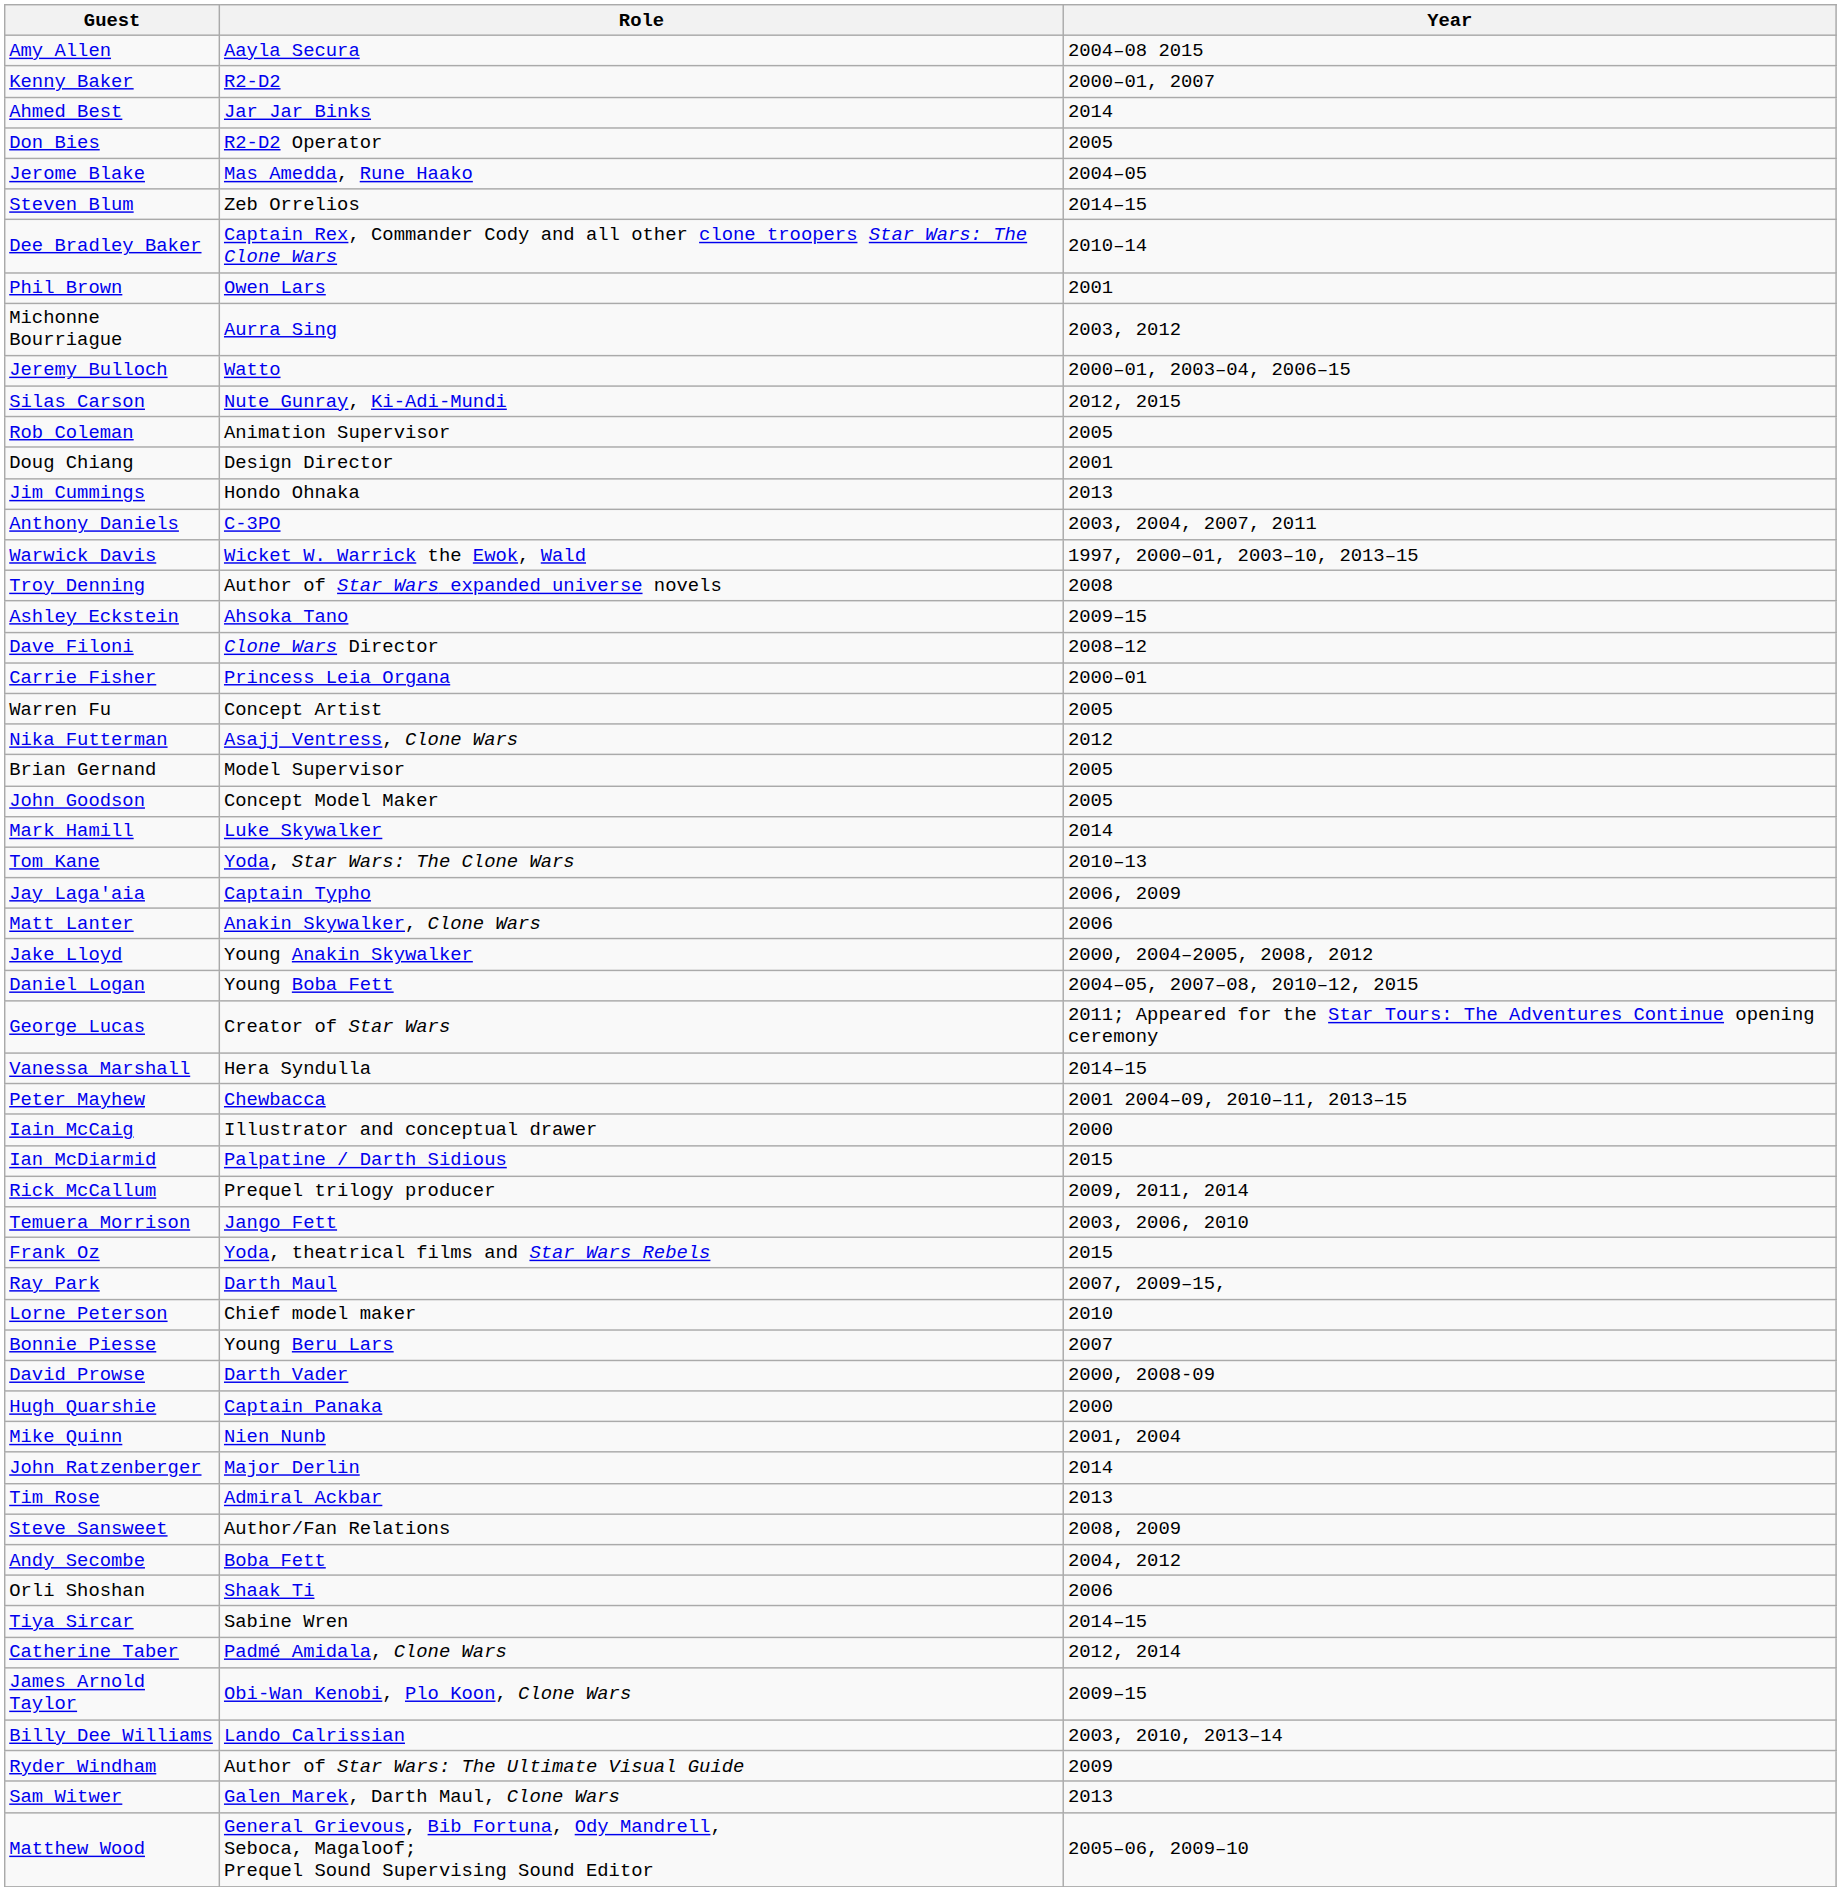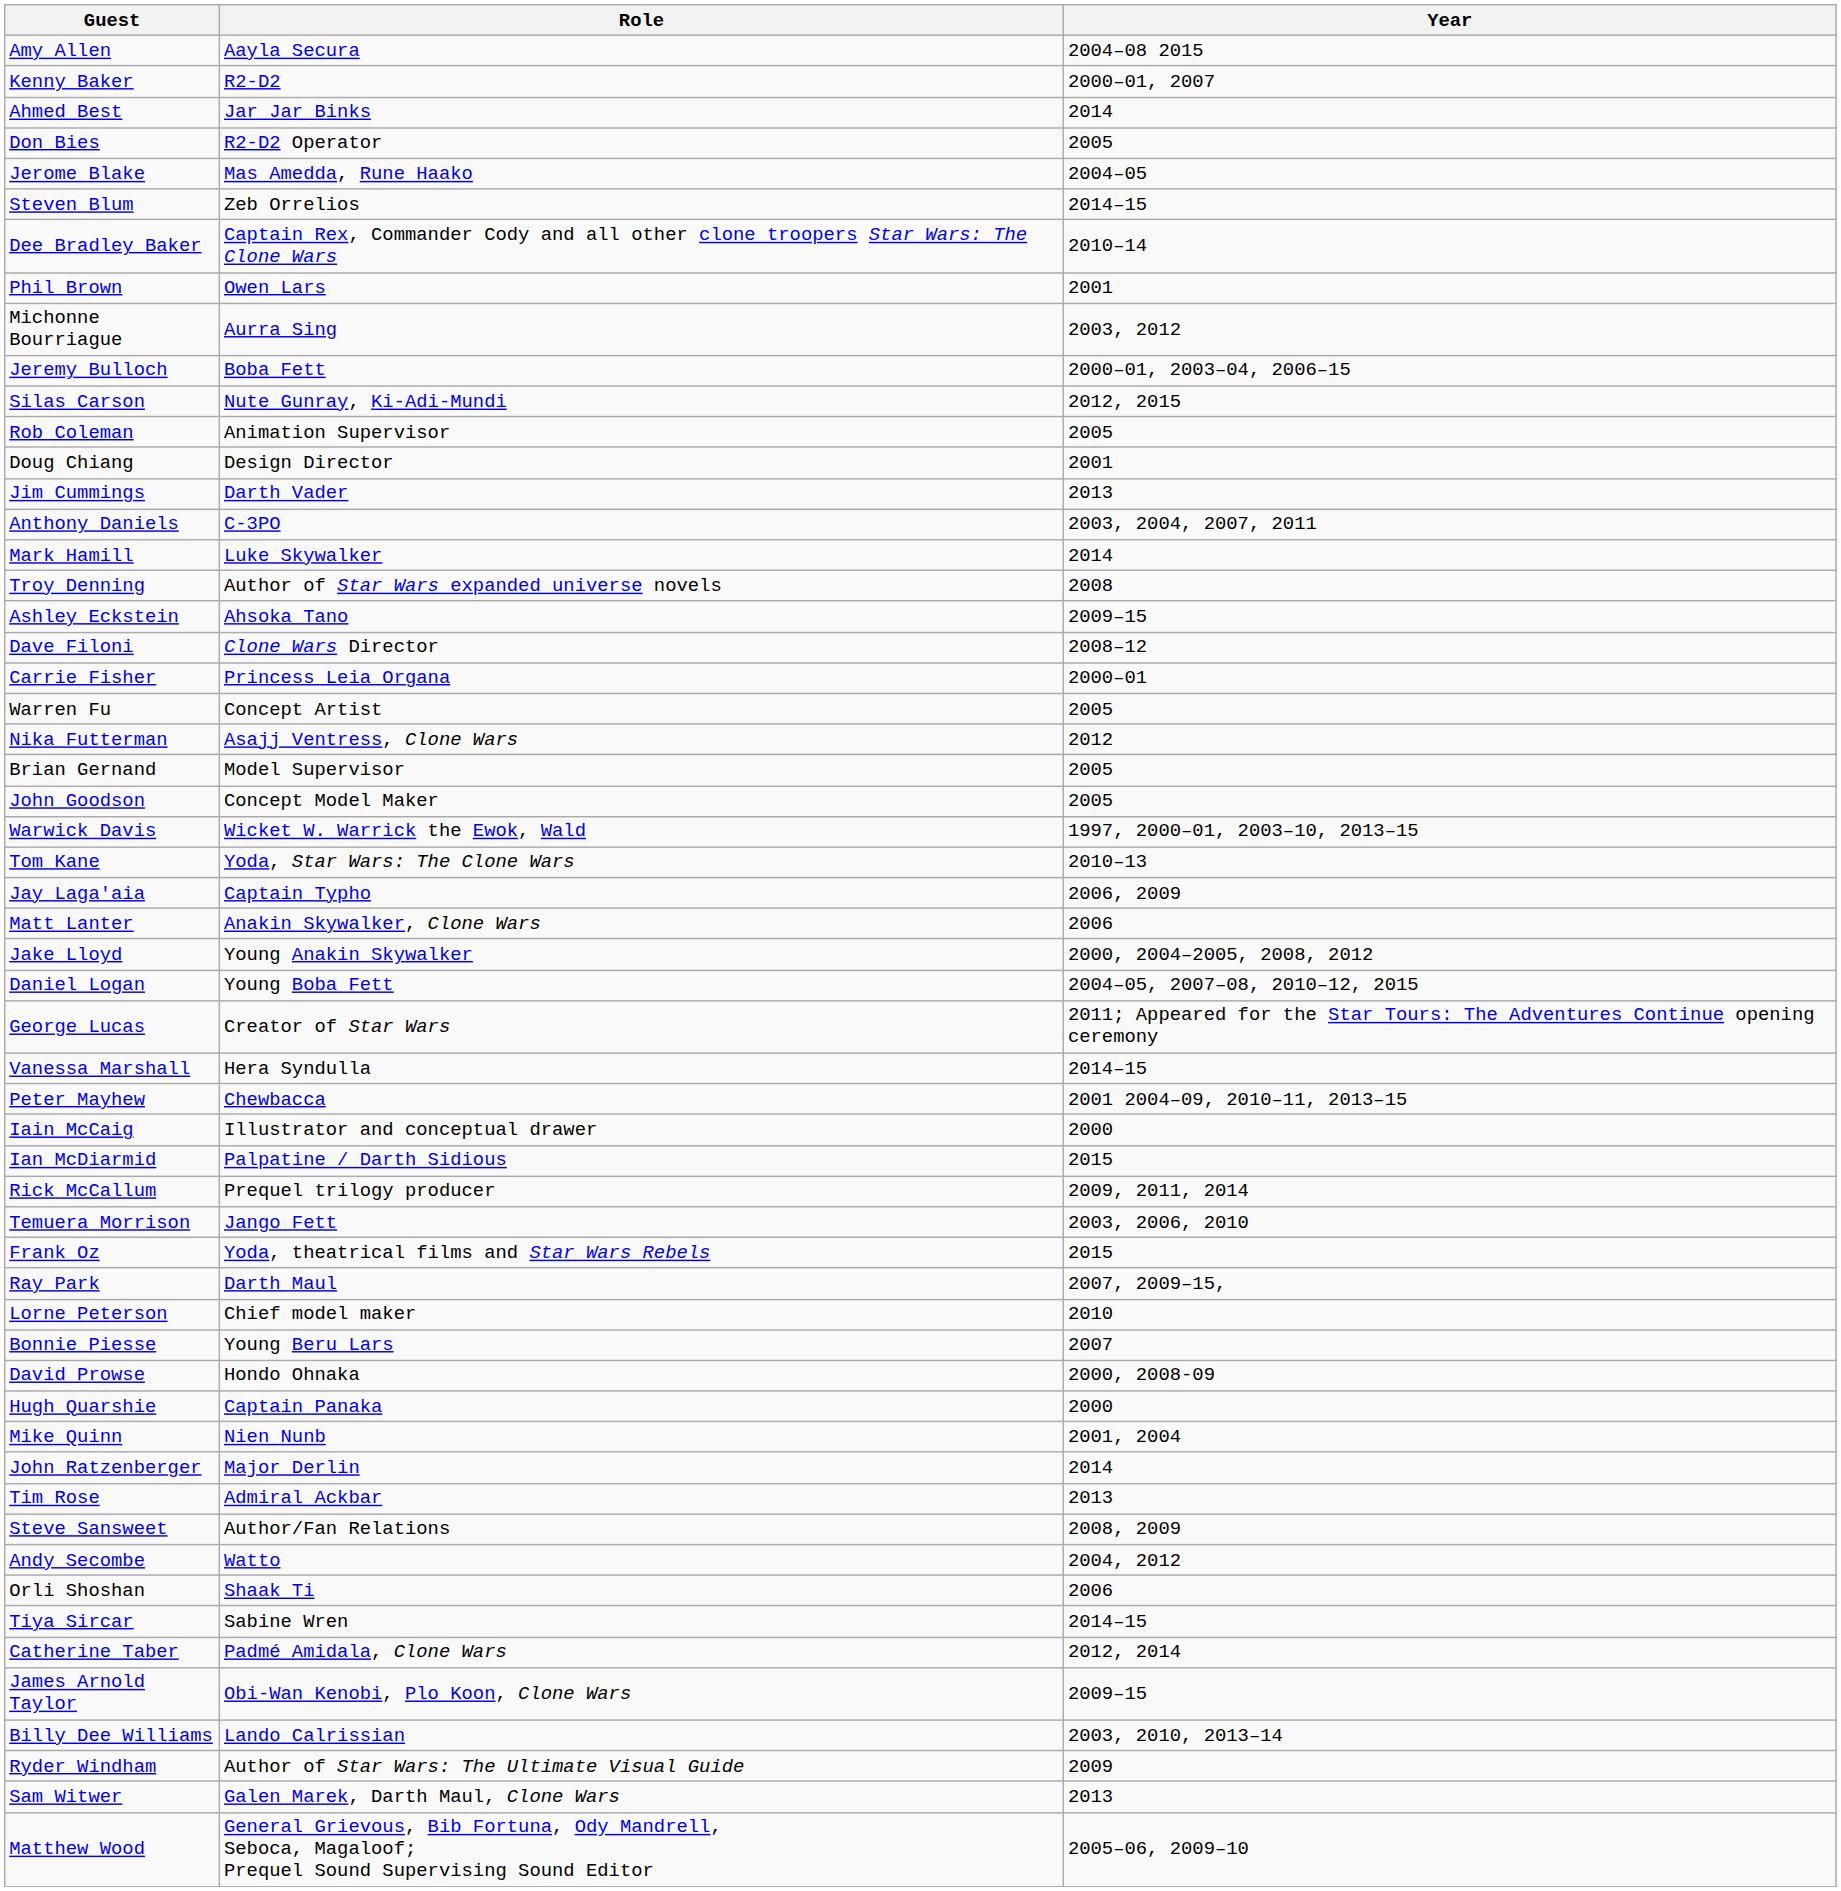(252, 371) Watto -> (275, 371) Boba Fett
(292, 494) Hondo Ohnaka -> (286, 494) Darth Vader
rows swapped: (83, 555) <-> (71, 832)
(286, 1376) Darth Vader -> (292, 1376) Hondo Ohnaka
(275, 1560) Boba Fett -> (252, 1560) Watto
